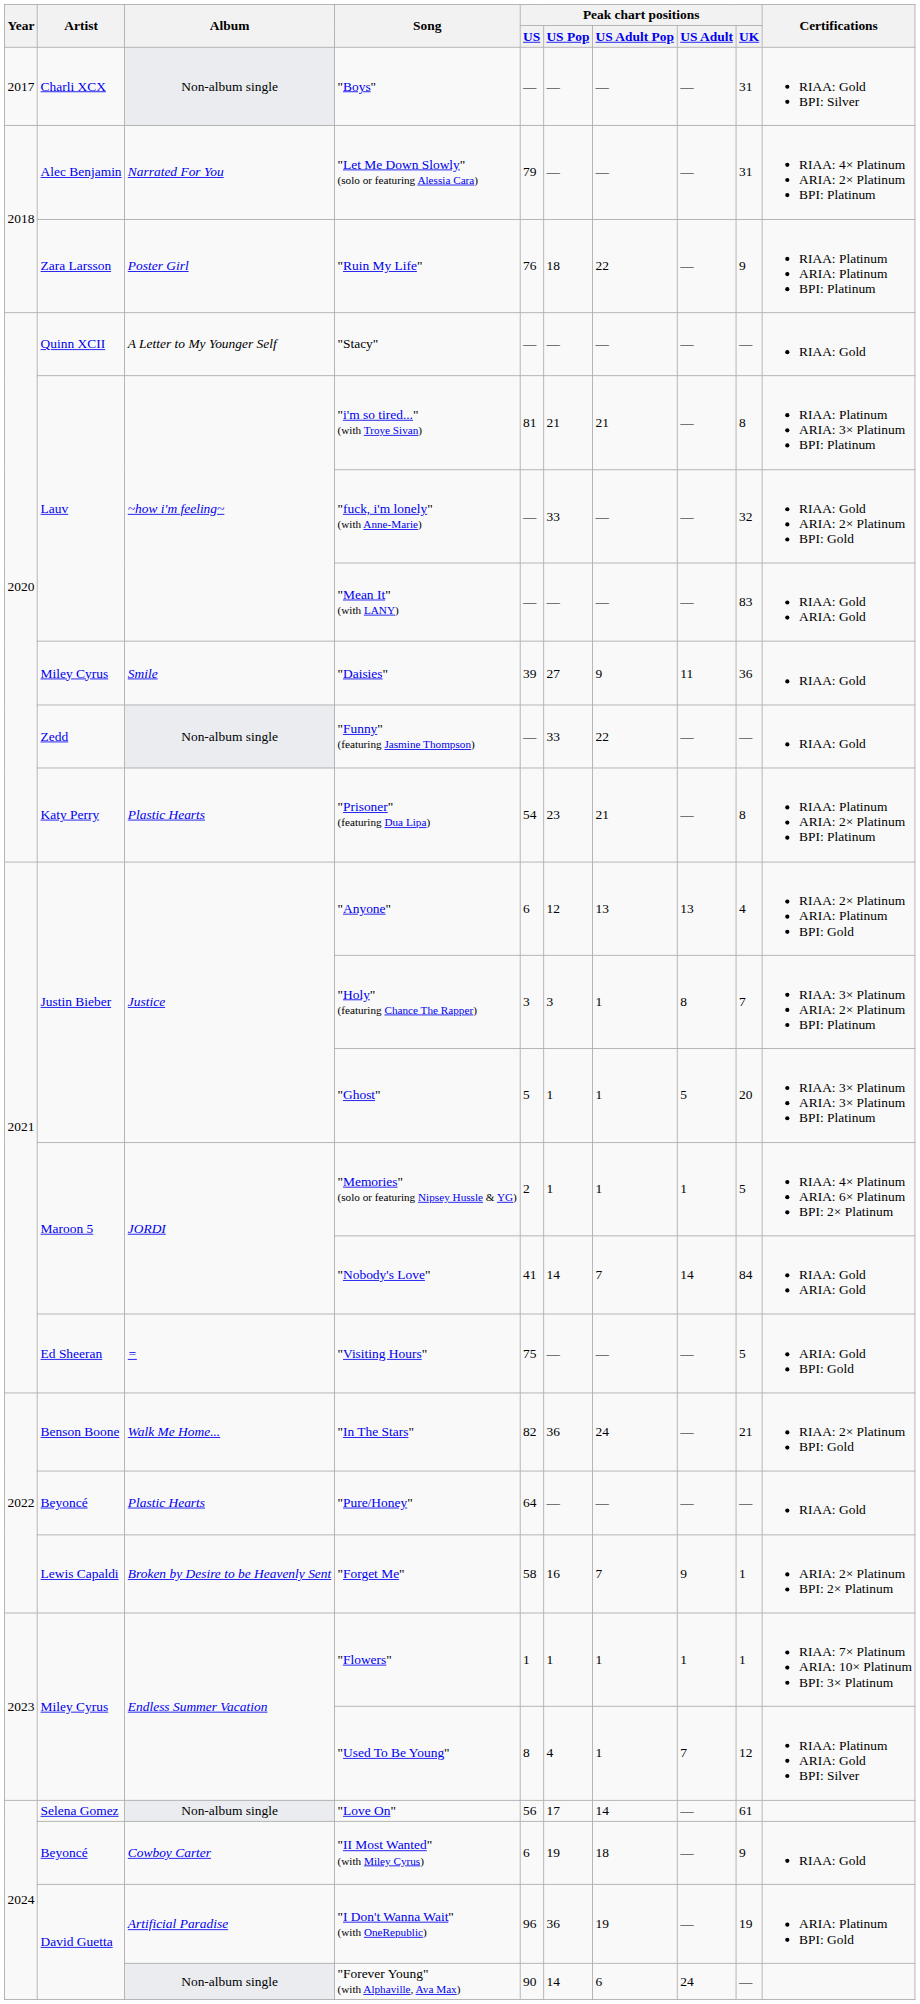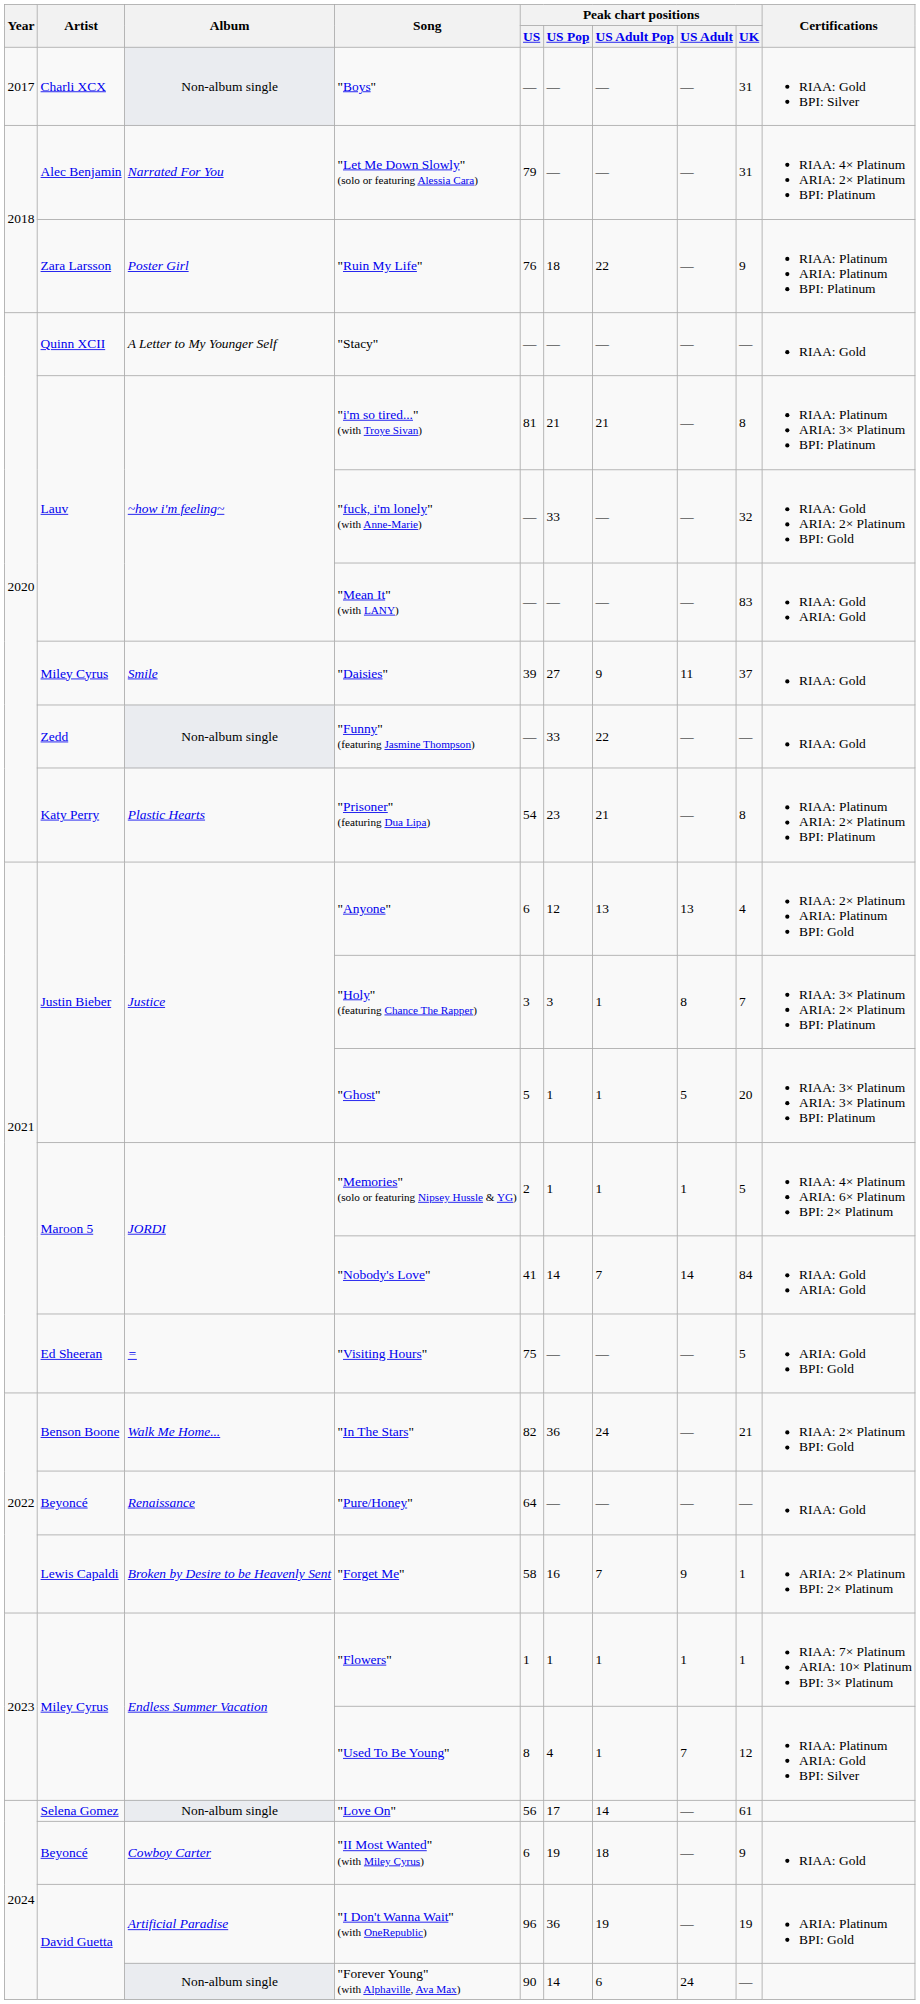(746, 673) 36 -> (746, 673) 37
(166, 1502) Plastic Hearts -> (161, 1502) Renaissance
